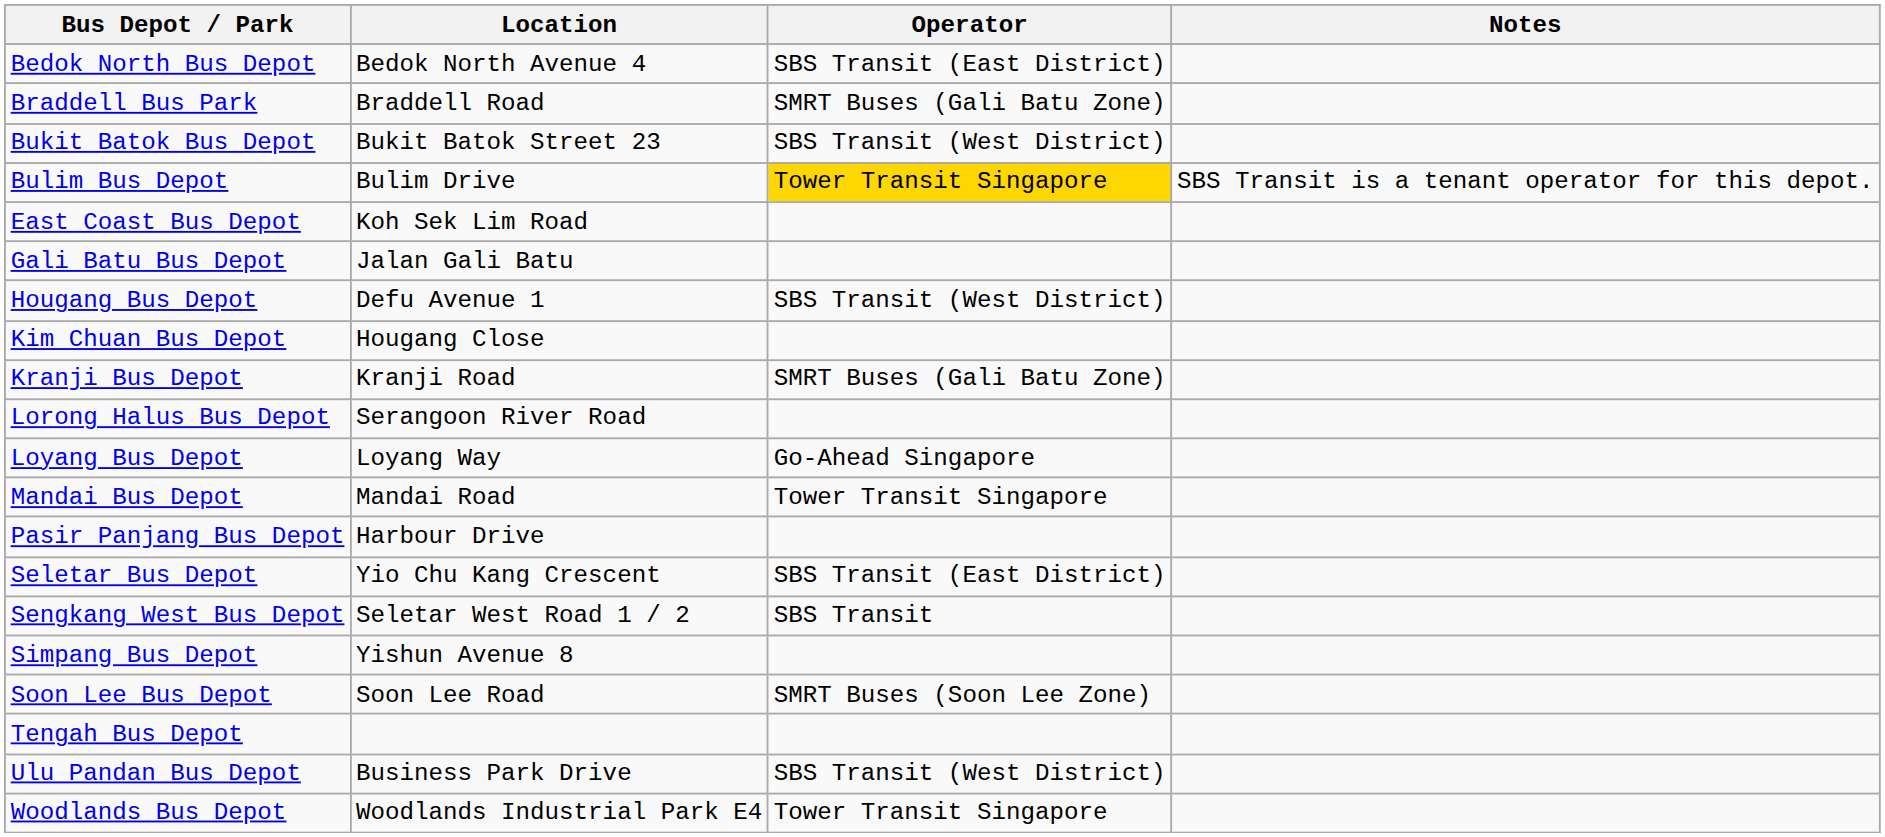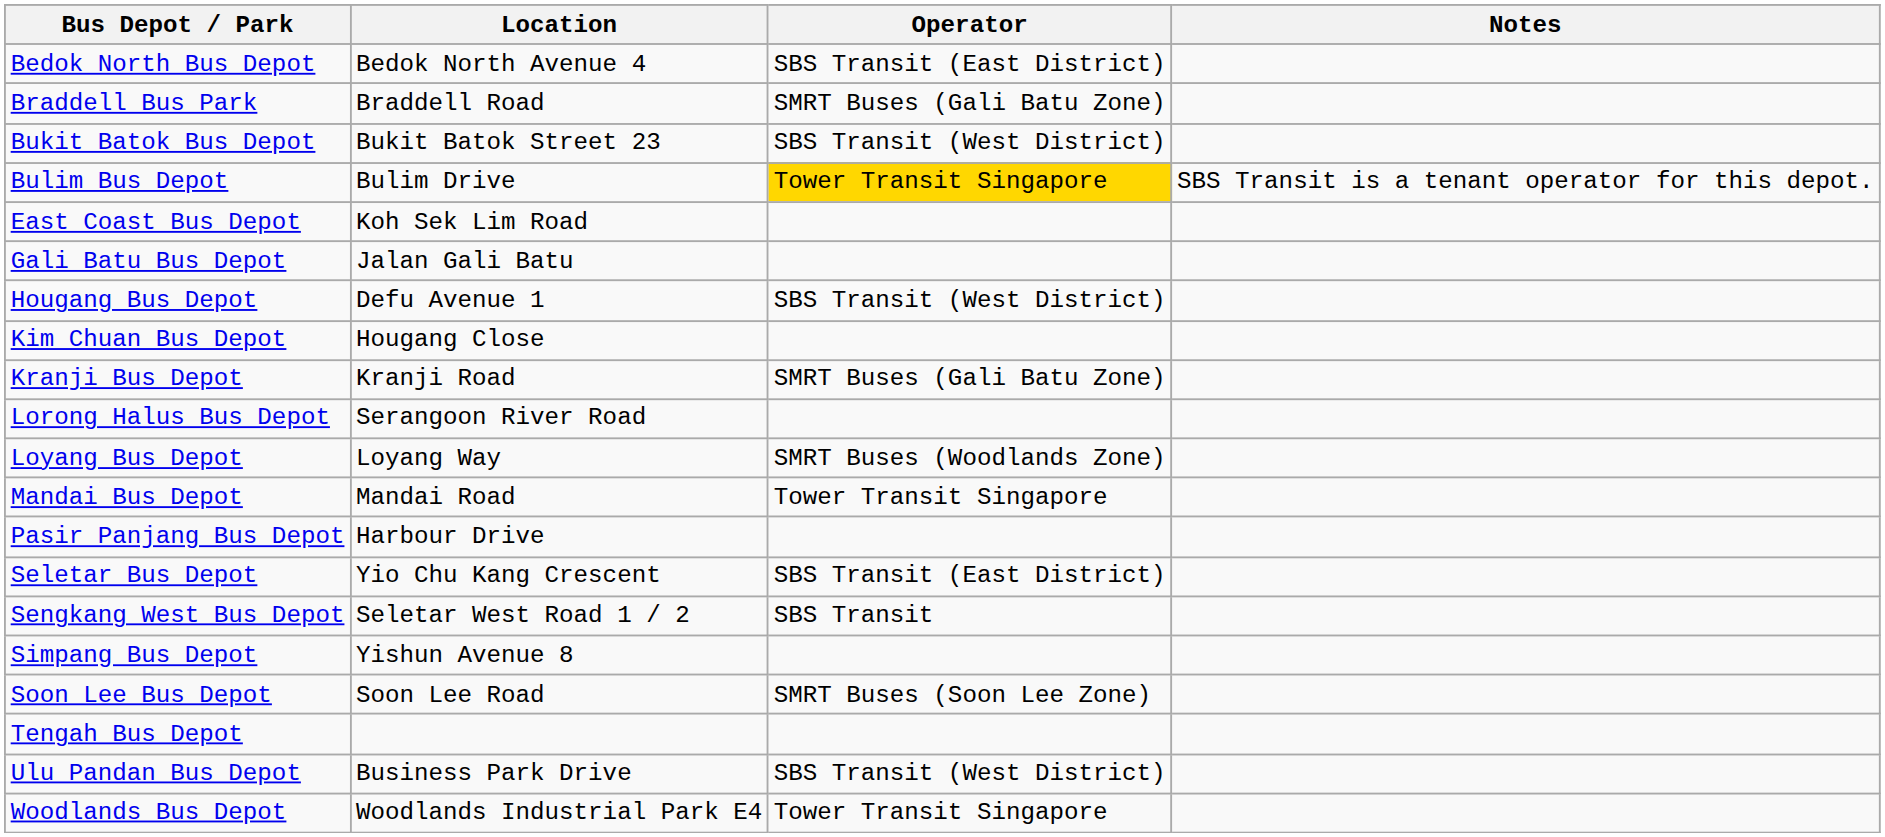(904, 458) Go-Ahead Singapore -> (970, 458) SMRT Buses (Woodlands Zone)
